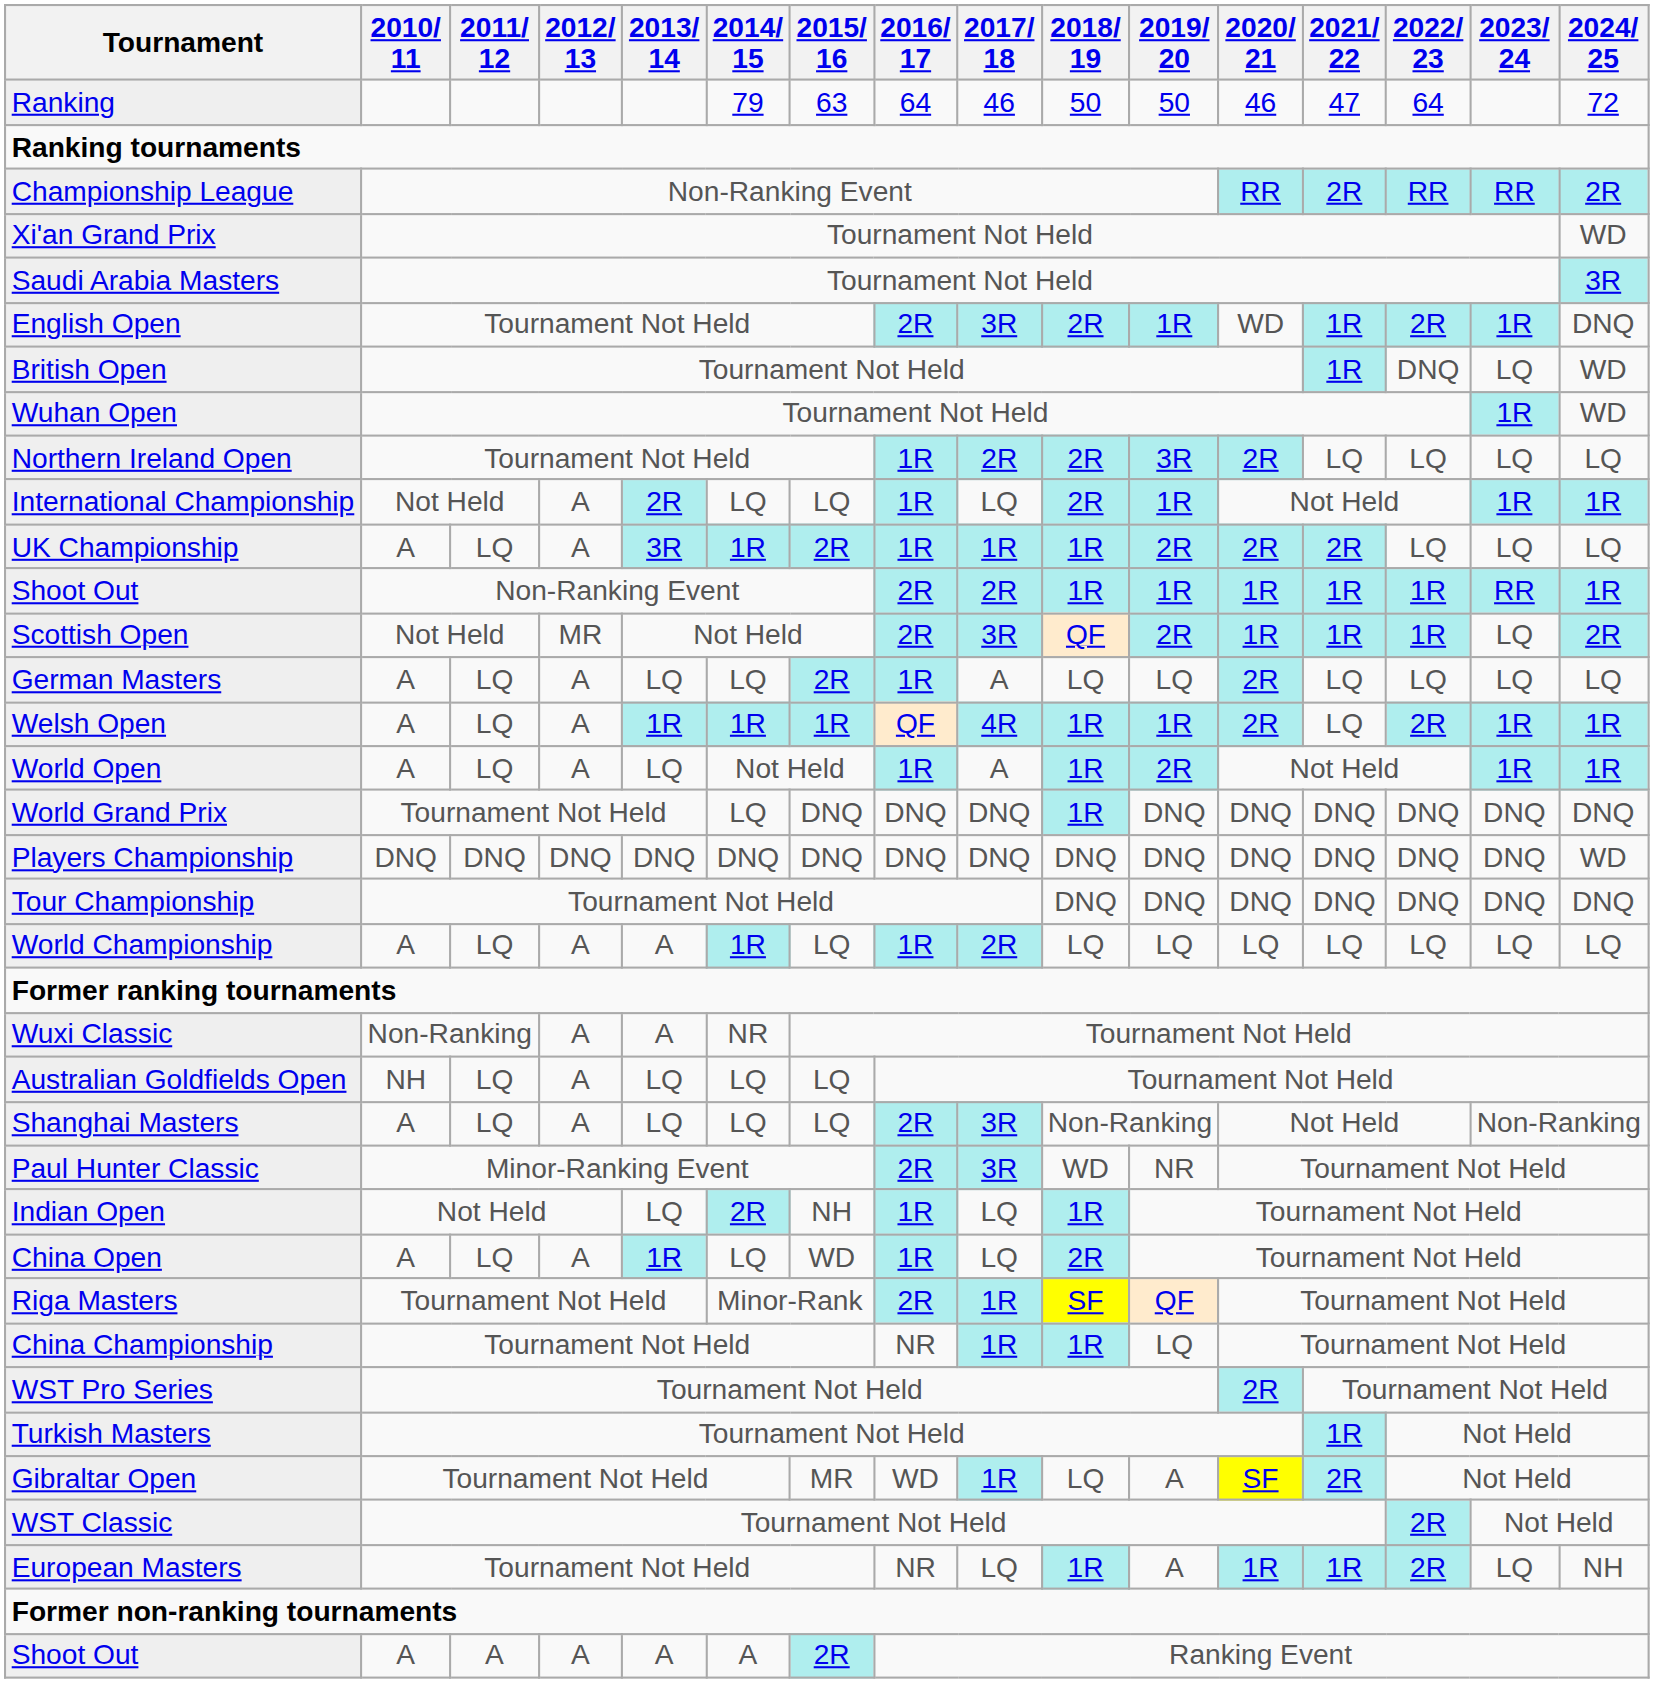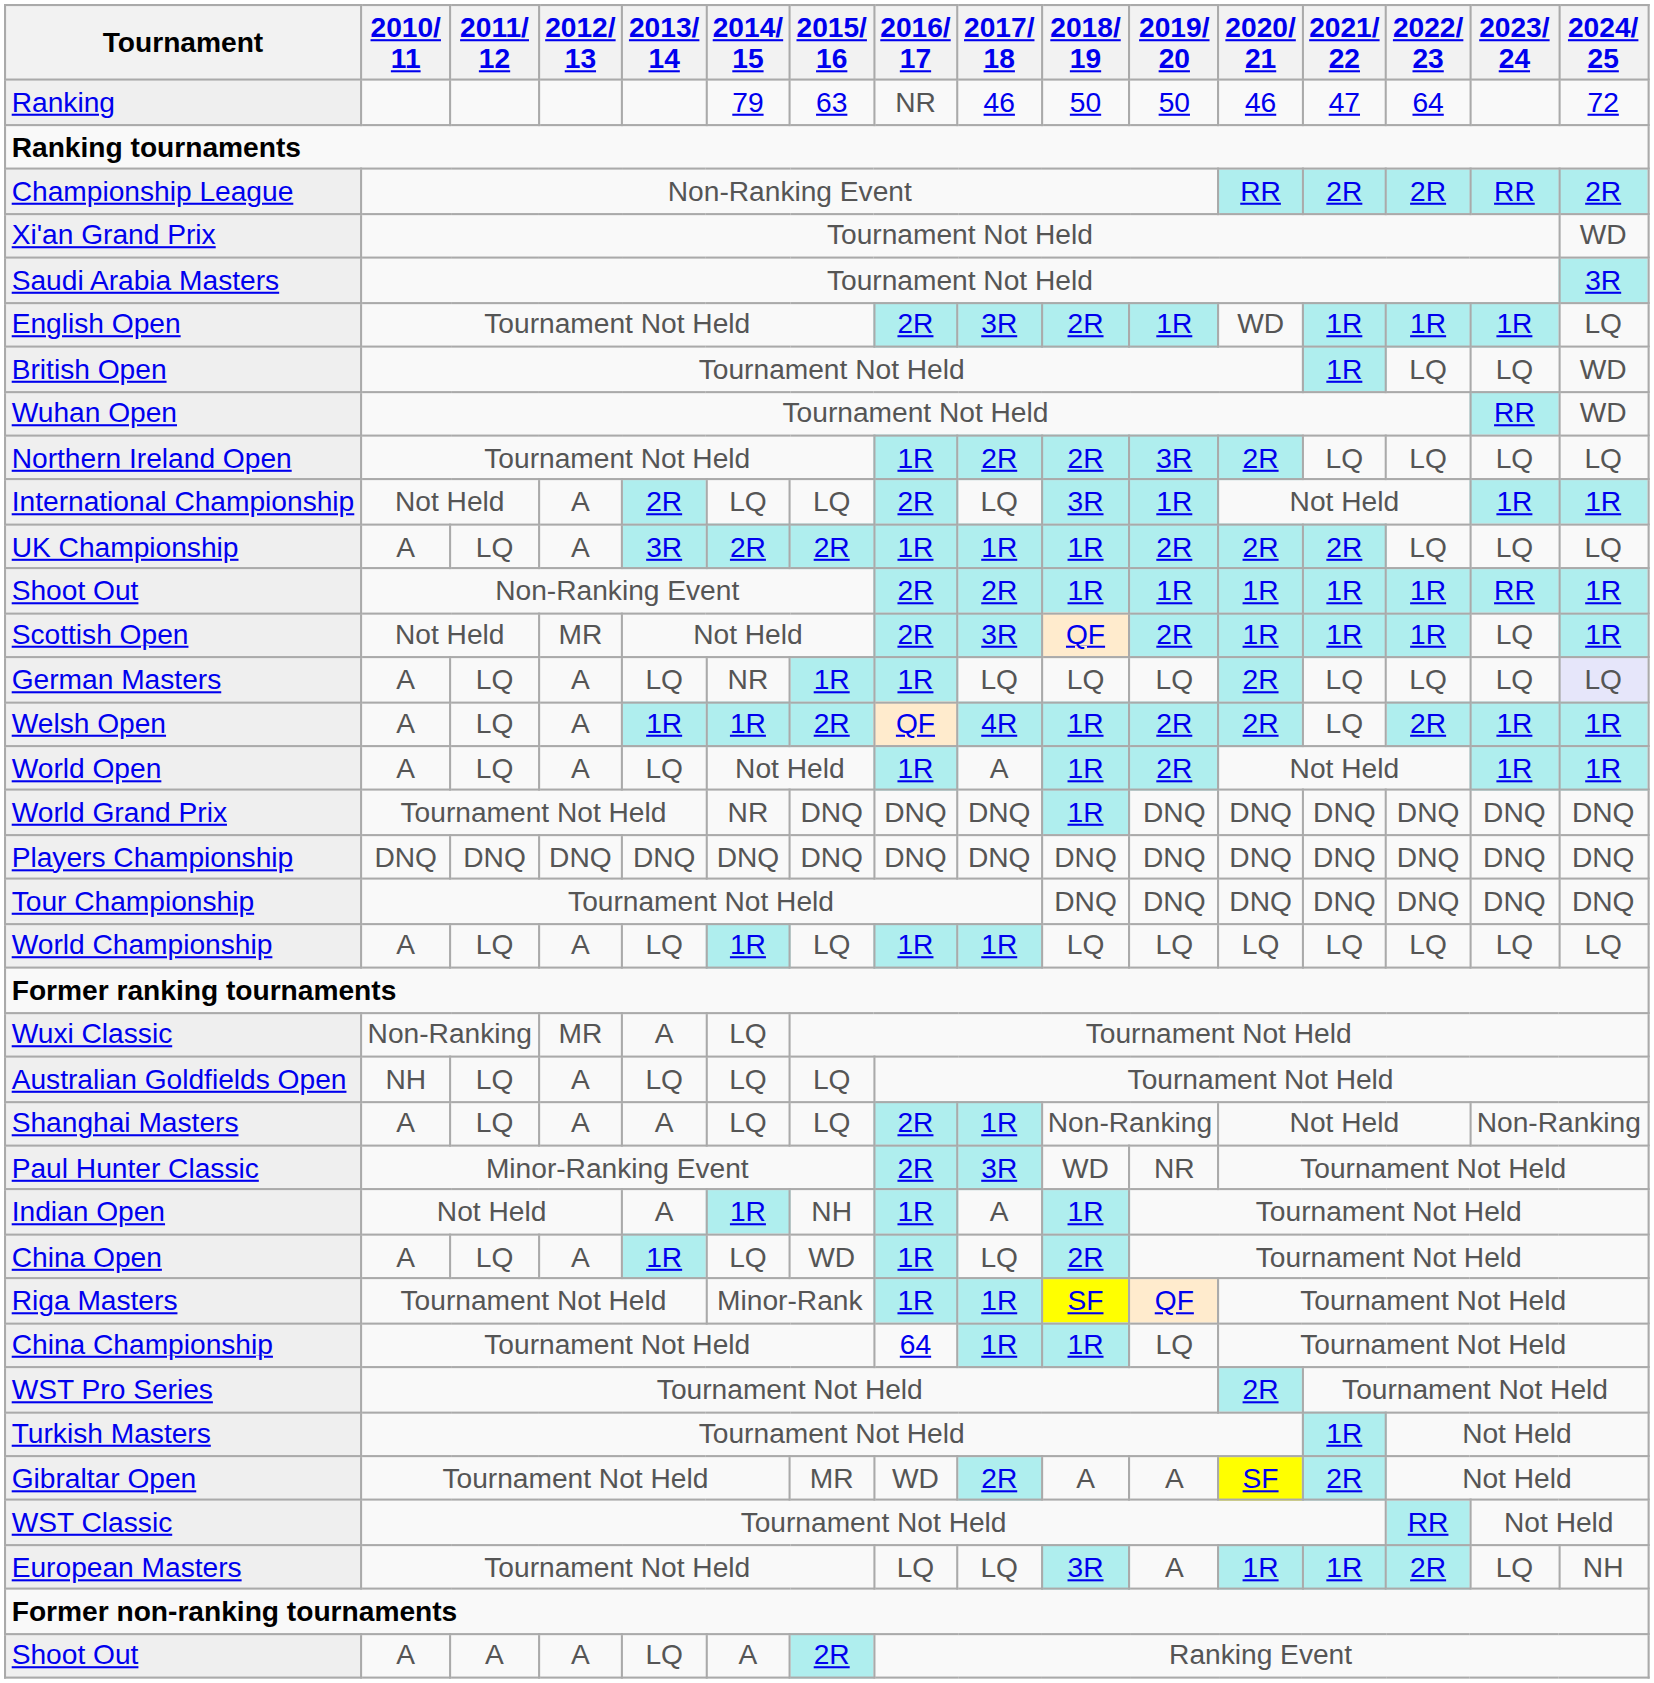(915, 102) 64 -> (915, 102) NR
(1428, 191) RR -> (1428, 191) 2R
(1428, 324) 2R -> (1428, 324) 1R
(1603, 324) DNQ -> (1603, 324) LQ
(1428, 368) DNQ -> (1428, 368) LQ
(1514, 413) 1R -> (1514, 413) RR
(915, 502) 1R -> (915, 502) 2R
(1086, 502) 2R -> (1086, 502) 3R
(748, 546) 1R -> (748, 546) 2R
(1603, 635) 2R -> (1603, 635) 1R
(748, 679) LQ -> (748, 679) NR
(832, 679) 2R -> (832, 679) 1R
(999, 679) A -> (999, 679) LQ
(1603, 679) no background -> (1603, 679) lavender background
(832, 724) 1R -> (832, 724) 2R
(1174, 724) 1R -> (1174, 724) 2R
(748, 812) LQ -> (748, 812) NR
(1603, 857) WD -> (1603, 857) DNQ
(664, 945) A -> (664, 945) LQ
(999, 945) 2R -> (999, 945) 1R
(580, 1034) A -> (580, 1034) MR
(748, 1034) NR -> (748, 1034) LQ
(664, 1123) LQ -> (664, 1123) A
(999, 1123) 3R -> (999, 1123) 1R
(664, 1212) LQ -> (664, 1212) A
(748, 1212) 2R -> (748, 1212) 1R
(999, 1212) LQ -> (999, 1212) A
(915, 1300) 2R -> (915, 1300) 1R
(915, 1345) NR -> (915, 1345) 64
(999, 1478) 1R -> (999, 1478) 2R
(1086, 1478) LQ -> (1086, 1478) A
(1428, 1522) 2R -> (1428, 1522) RR
(915, 1567) NR -> (915, 1567) LQ
(1086, 1567) 1R -> (1086, 1567) 3R
(664, 1655) A -> (664, 1655) LQ
